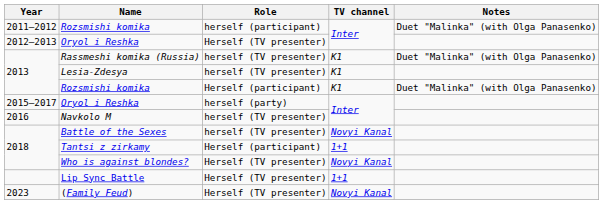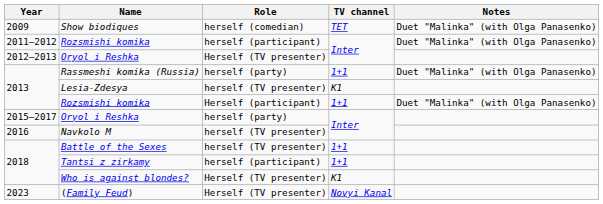+ row: (18, 27)
(265, 57) herself (TV presenter) -> (246, 72) herself (party)
(336, 57) К1 -> (339, 72) 1+1
(336, 87) К1 -> (339, 102) 1+1
(361, 132) Novyi Kanal -> (339, 147) 1+1
(263, 147) Herself (participant) -> (263, 162) herself (participant)
(361, 162) Novyi Kanal -> (336, 177) К1
- row: (32, 177)
